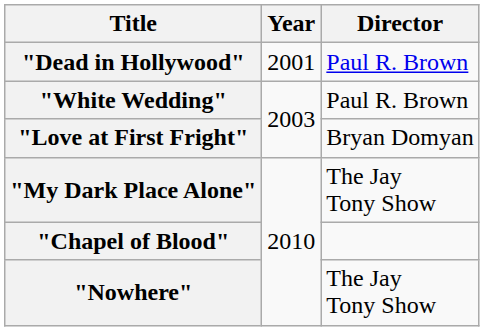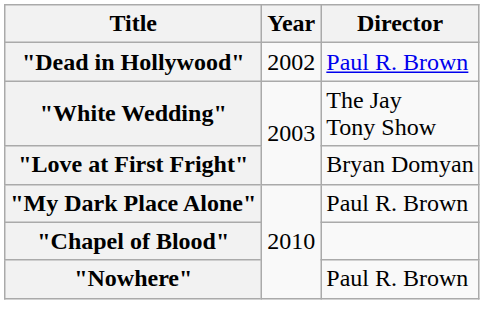(291, 61) 2001 -> (291, 61) 2002
(397, 99) Paul R. Brown -> (381, 113) The Jay Tony Show
(381, 189) The Jay Tony Show -> (397, 202) Paul R. Brown
(381, 292) The Jay Tony Show -> (397, 278) Paul R. Brown
